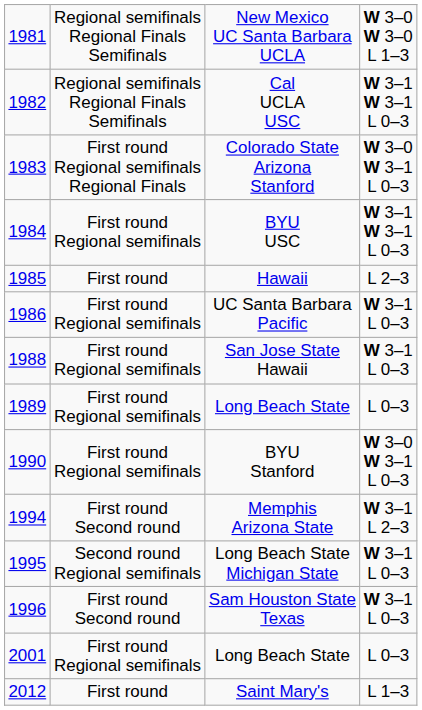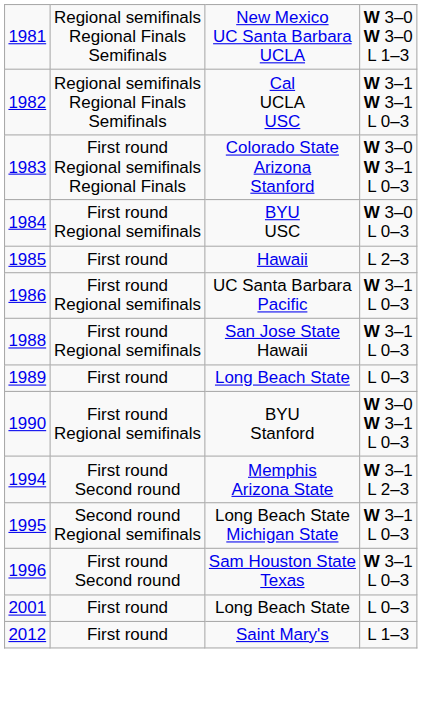(388, 232) W 3–1 W 3–1 L 0–3 -> (388, 222) W 3–0 L 0–3
(128, 406) First round Regional semifinals -> (128, 377) First round
(128, 655) First round Regional semifinals -> (128, 607) First round
